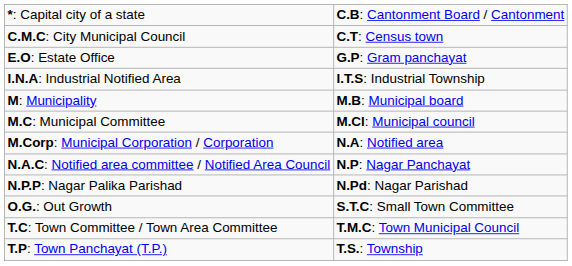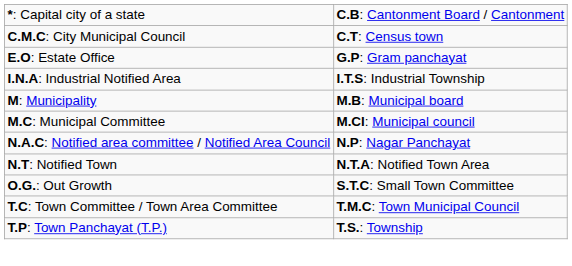- row: (140, 143)
- row: (95, 185)
+ row: (62, 164)
